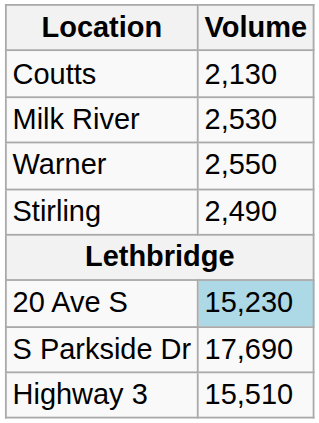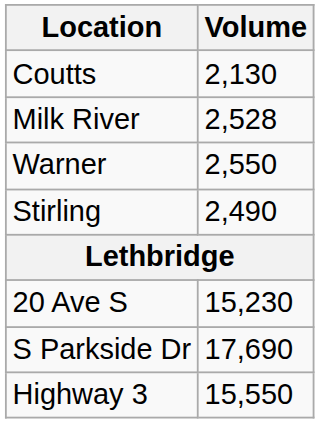(241, 119) 2,530 -> (241, 119) 2,528
(249, 303) lightblue background -> (249, 303) no background
(249, 394) 15,510 -> (249, 394) 15,550
